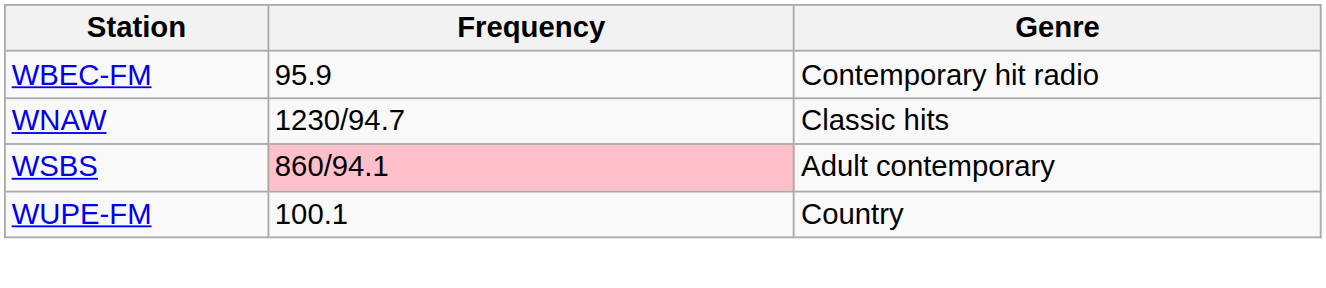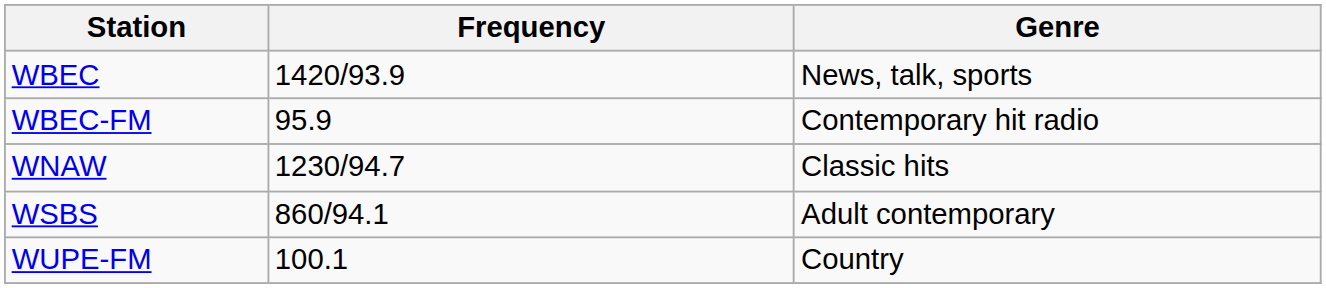+ row: (56, 74)
(332, 167) pink background -> (332, 213) no background
